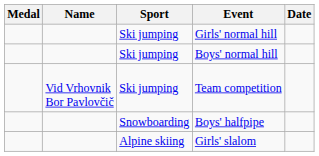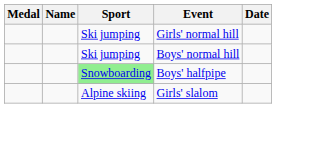- row: (238, 88)
(154, 122) no background -> (116, 73) lightgreen background
